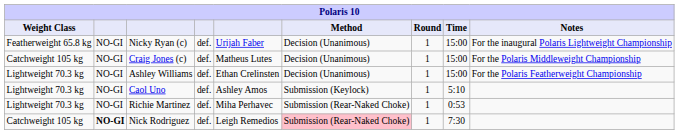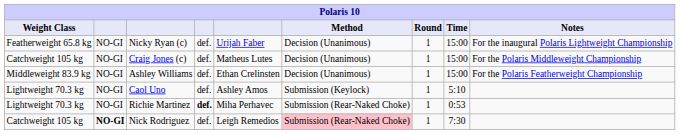(45, 74) Lightweight 70.3 kg -> (49, 74) Middleweight 83.9 kg
(204, 105) normal -> (204, 105) bold
